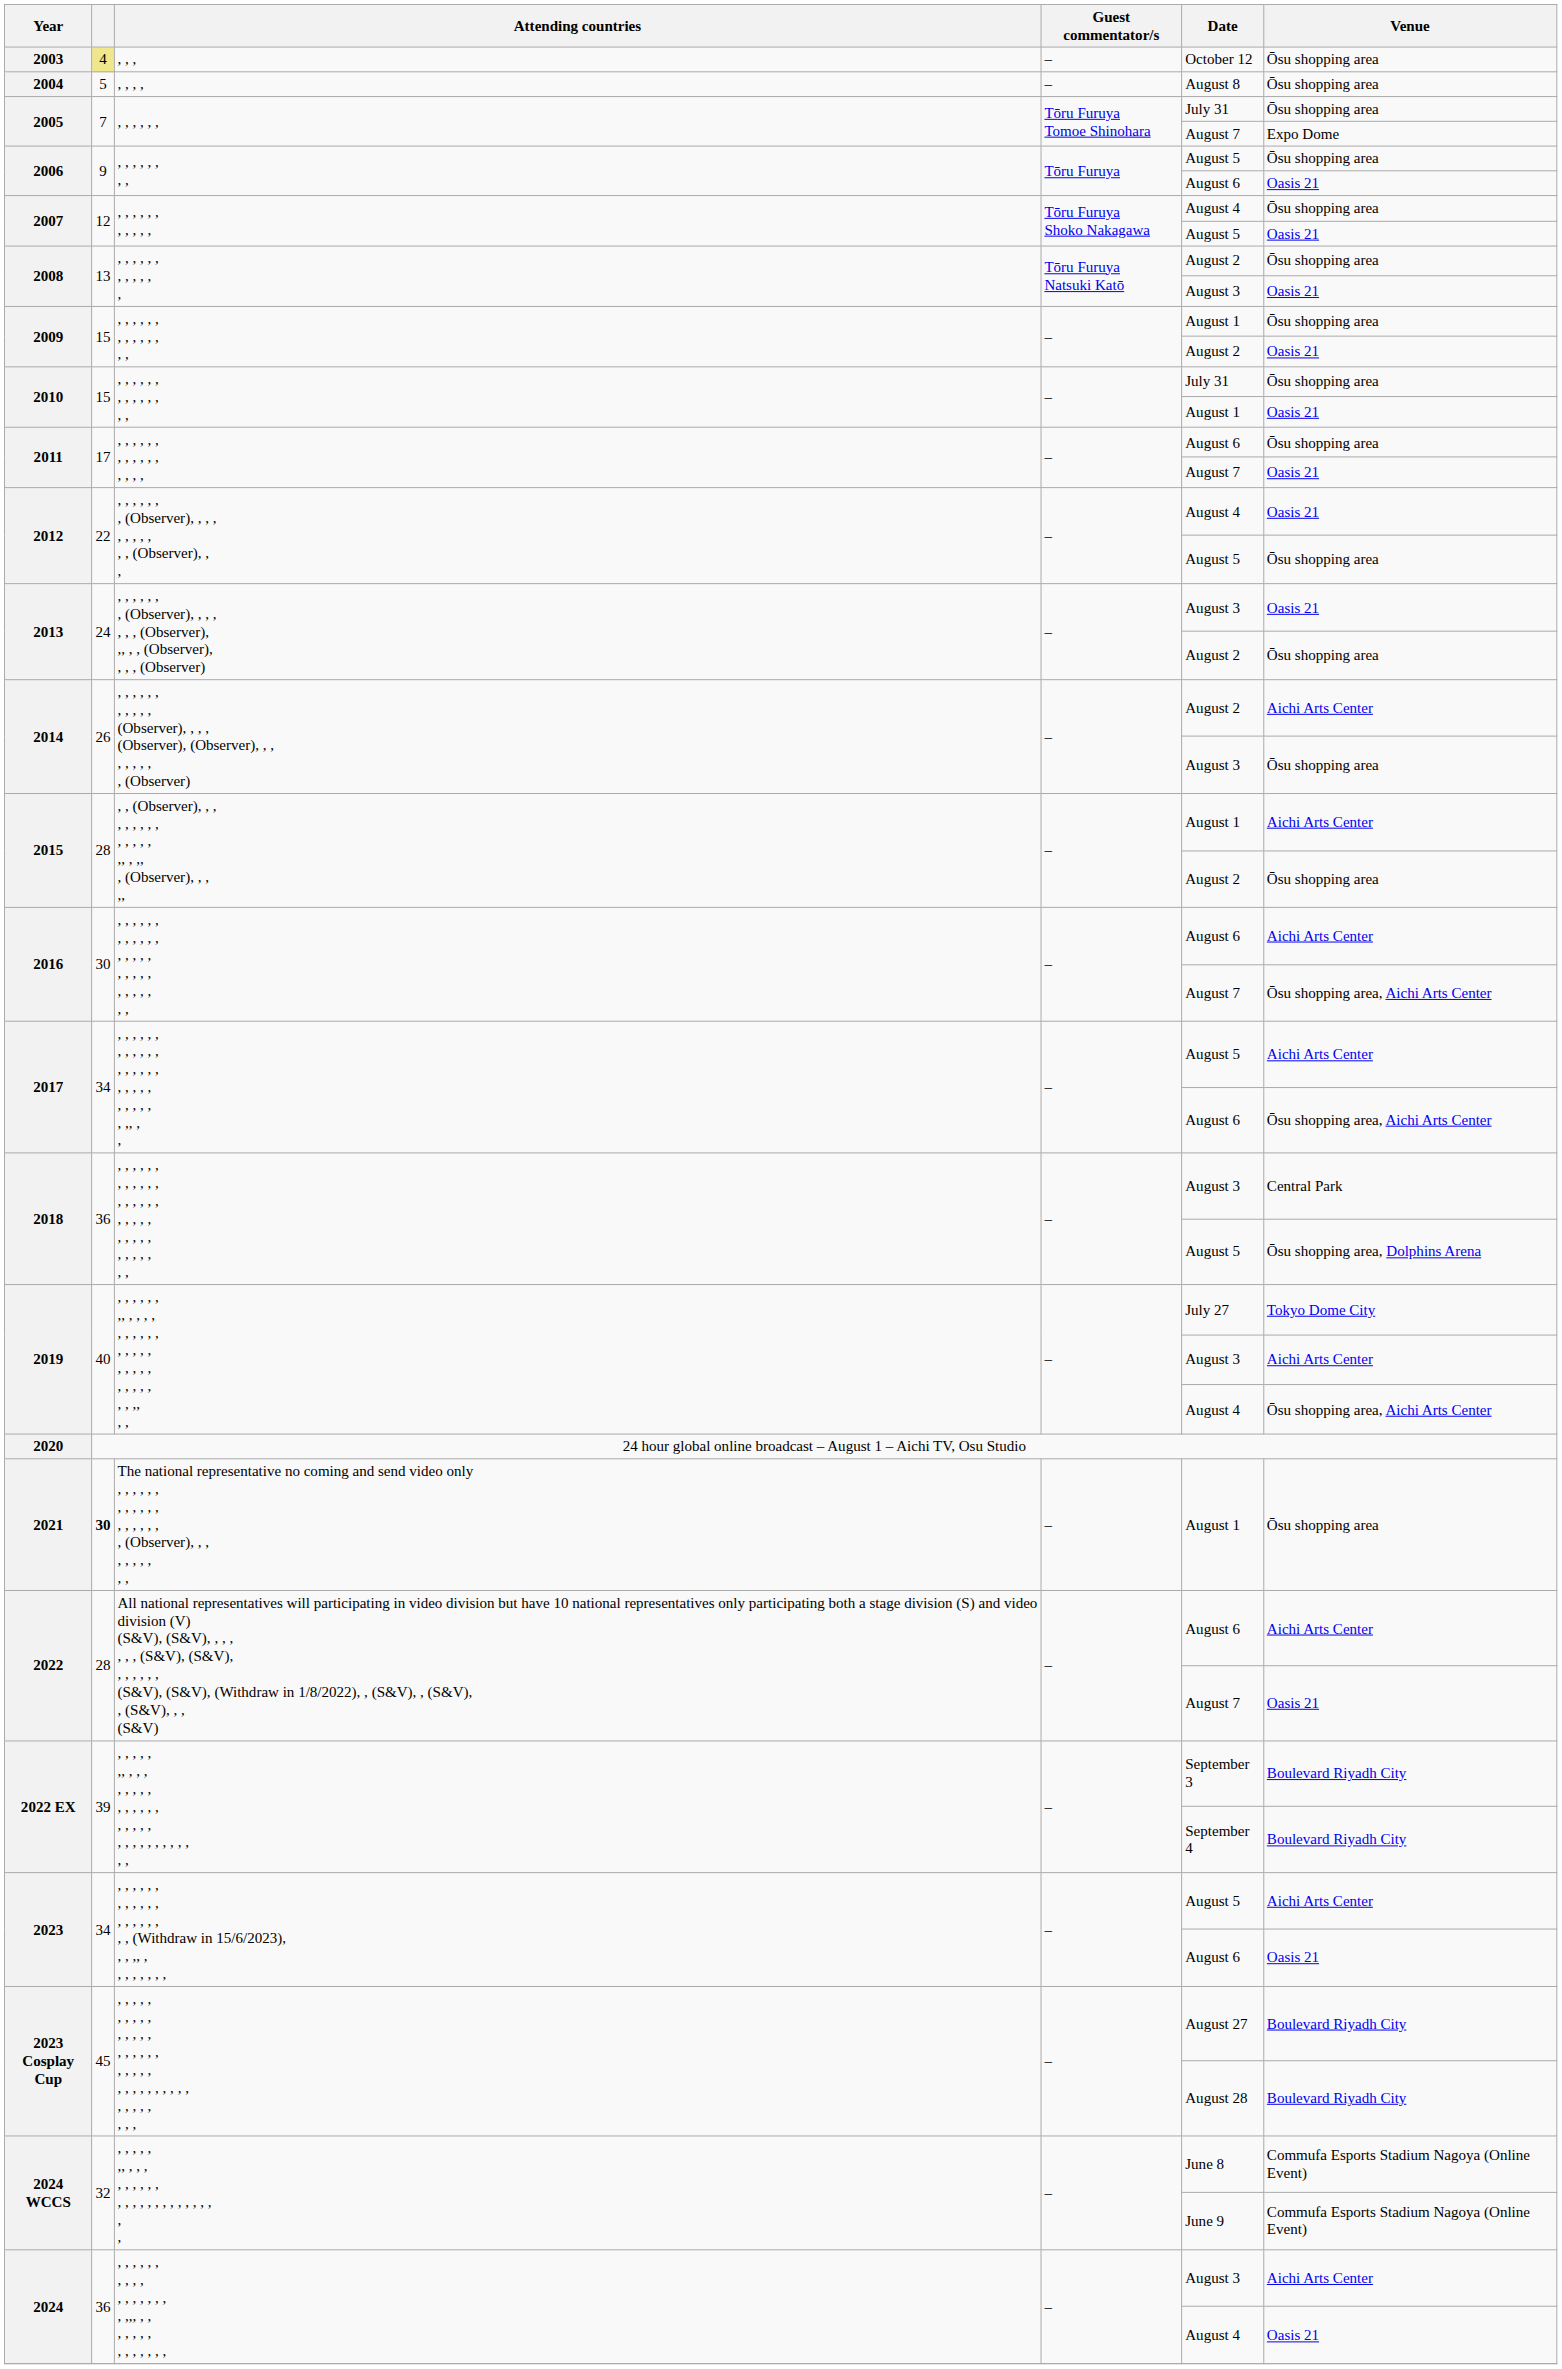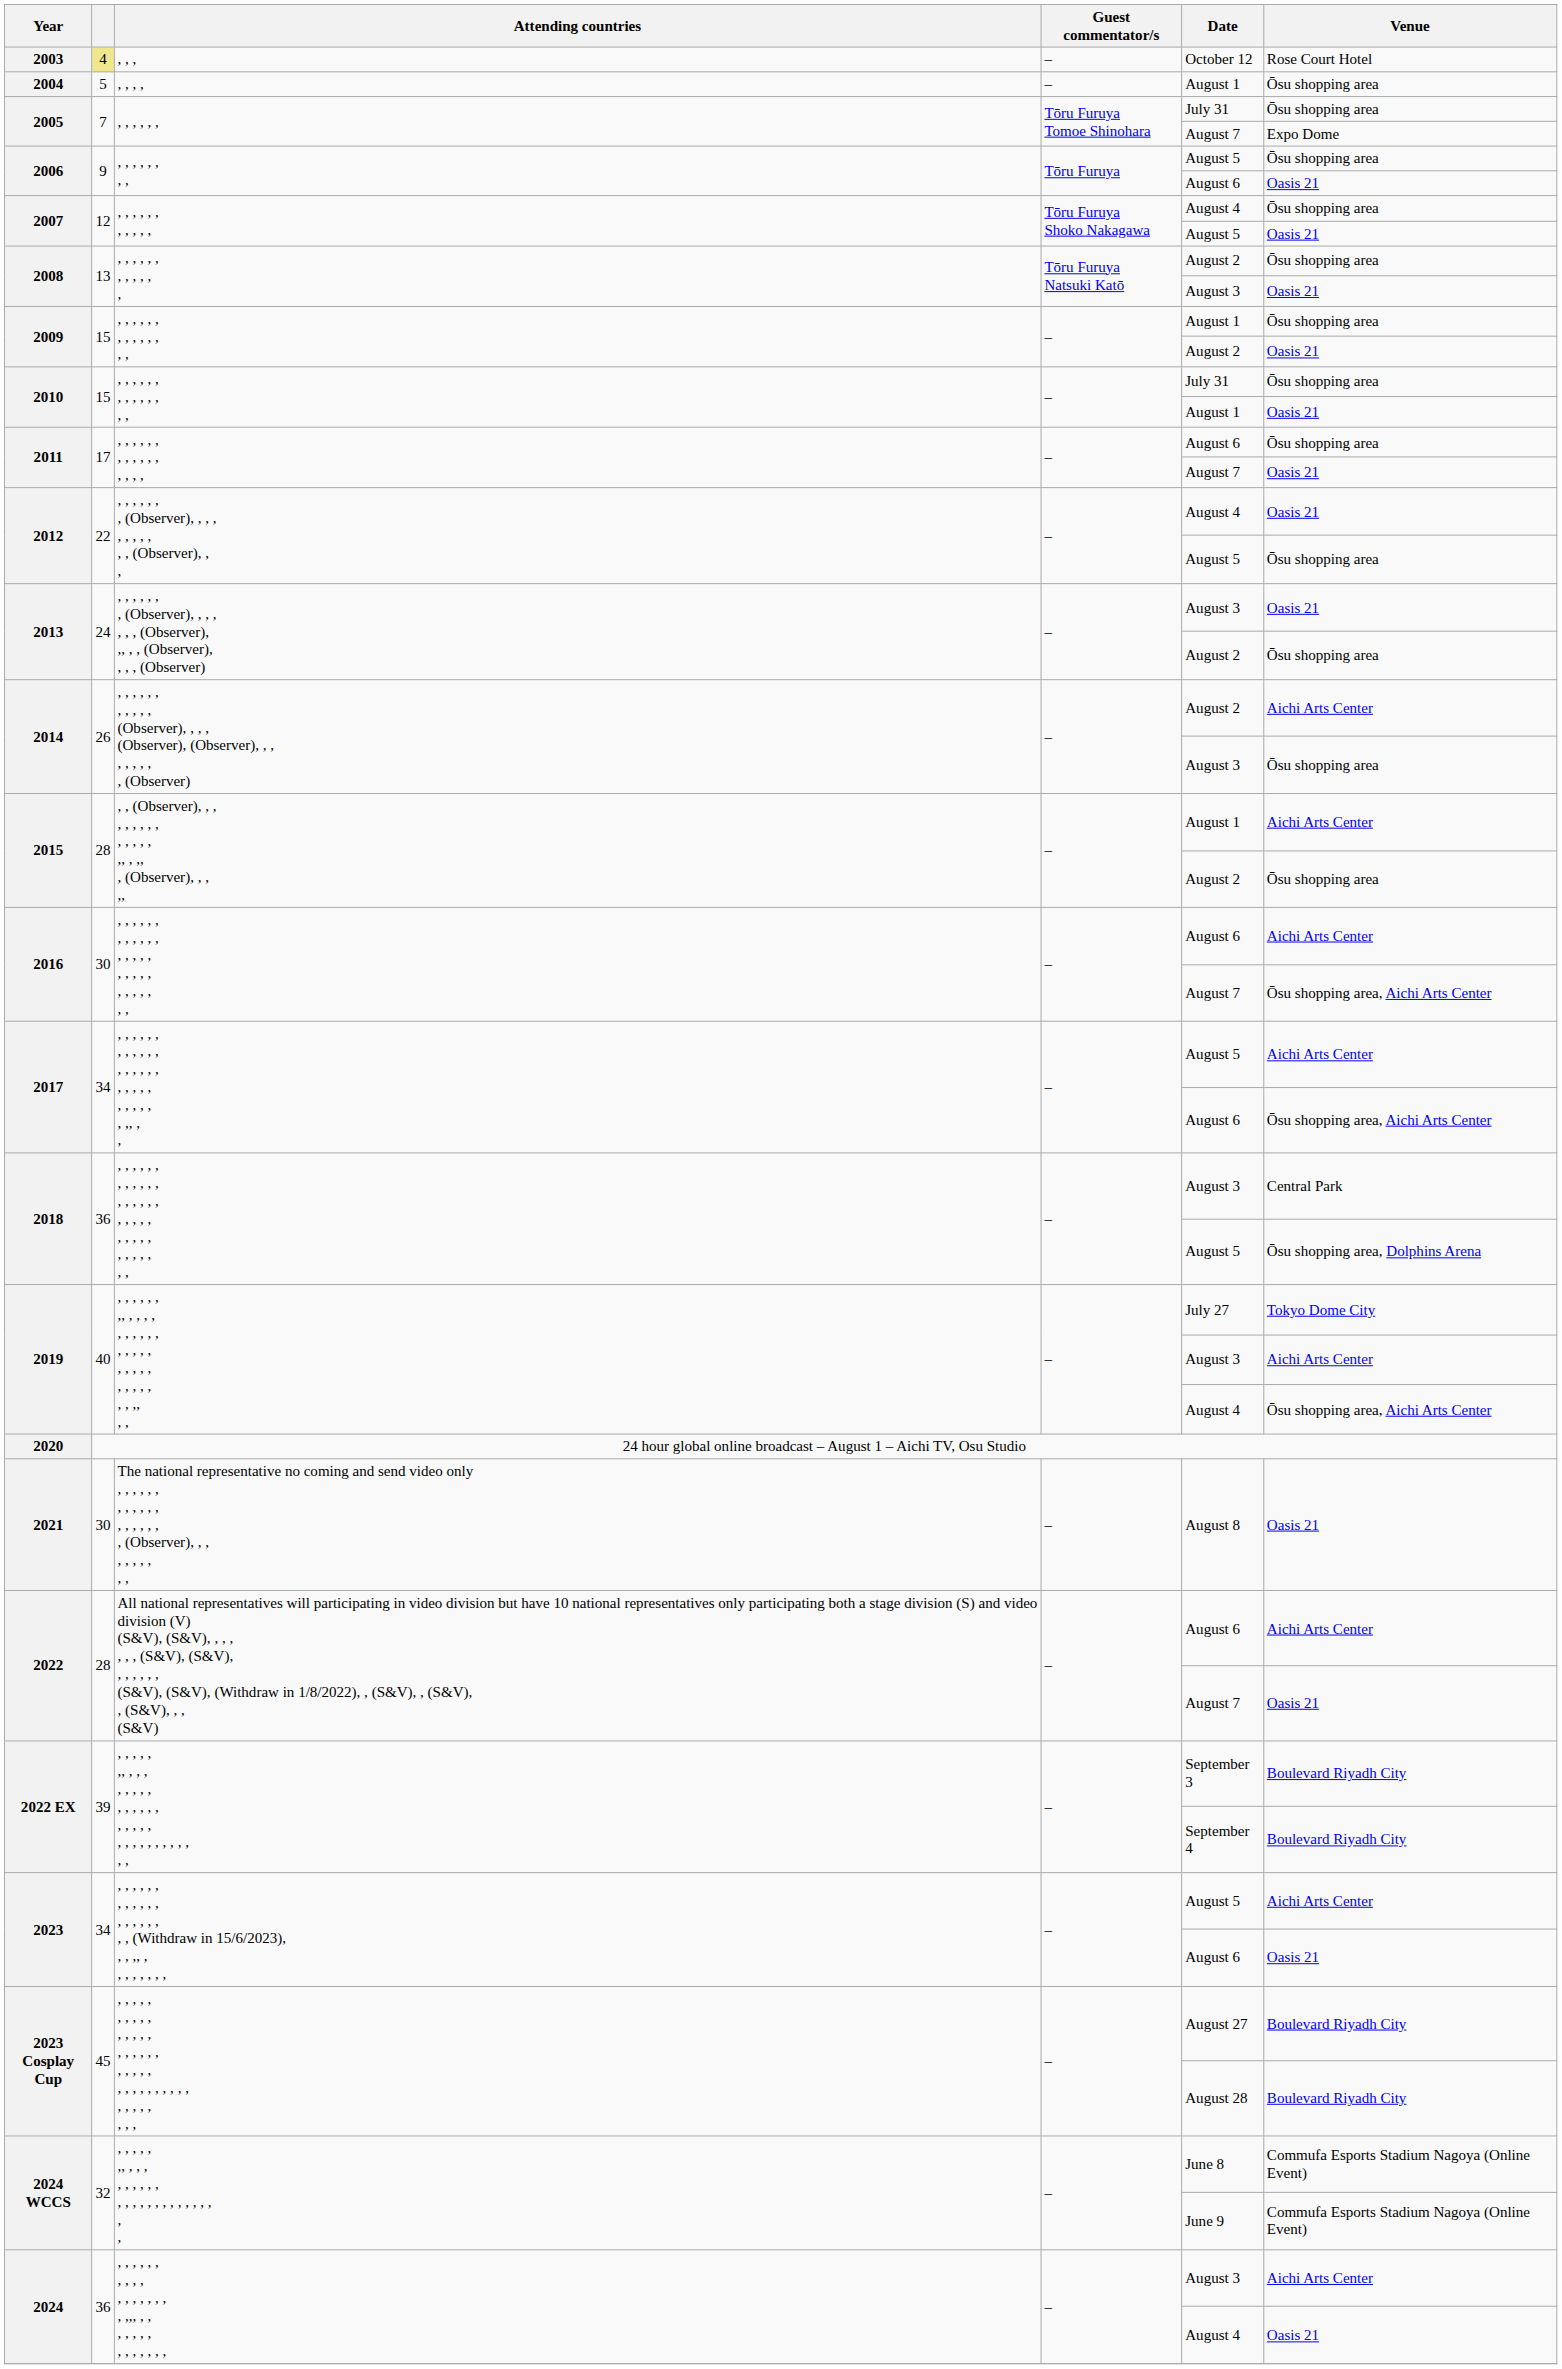(1323, 59) Ōsu shopping area -> (1319, 59) Rose Court Hotel
(1213, 84) August 8 -> (1213, 84) August 1
(103, 1525) bold -> (103, 1525) normal
(1213, 1525) August 1 -> (1213, 1525) August 8
(1323, 1525) Ōsu shopping area -> (1293, 1525) Oasis 21
